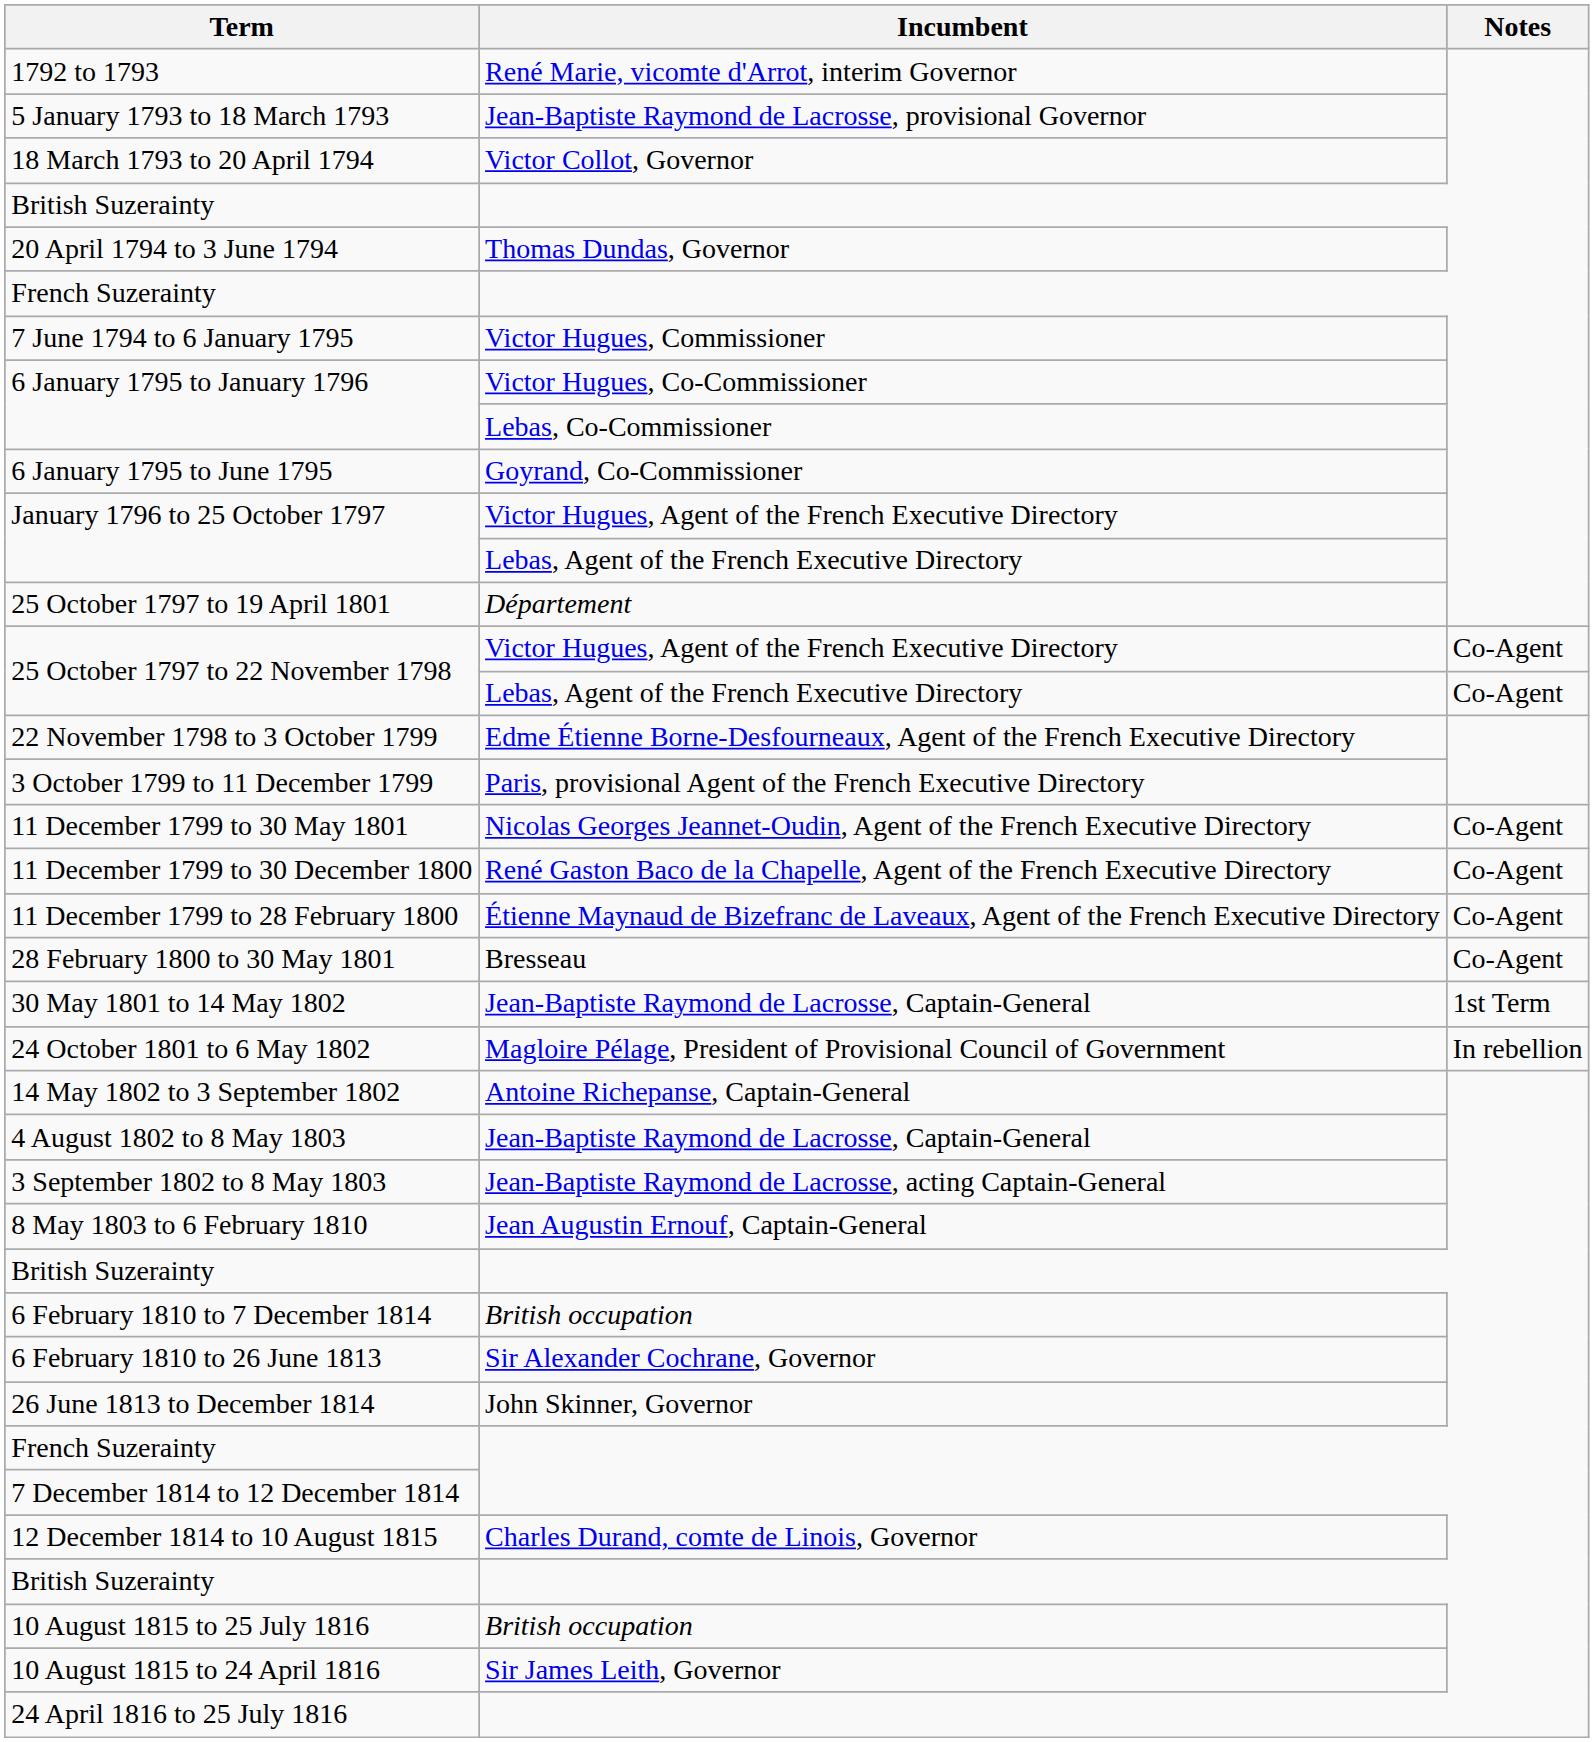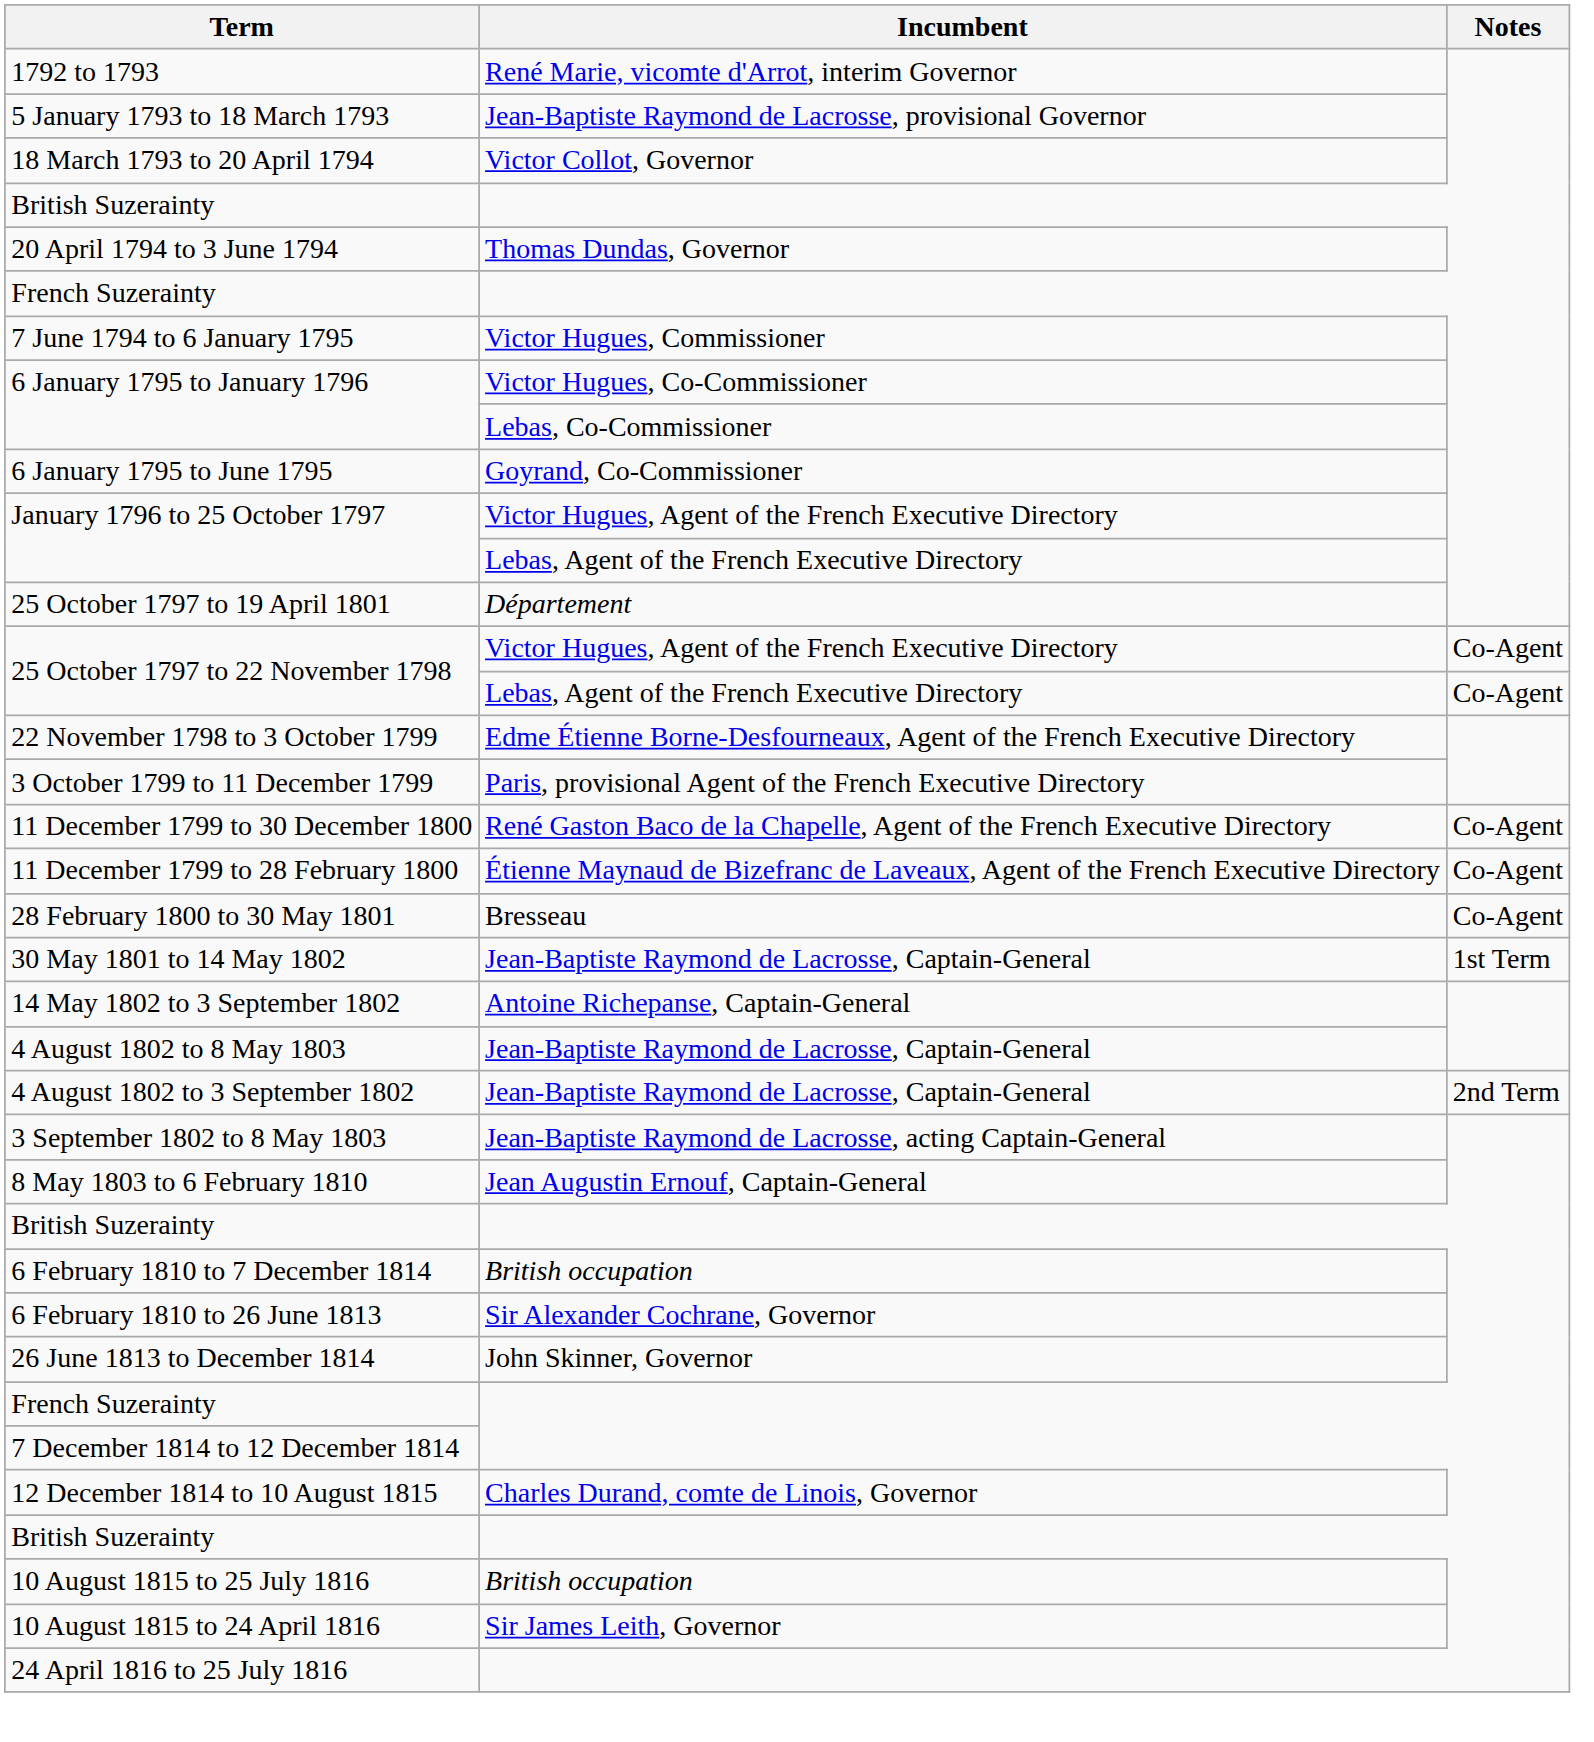- row: (210, 826)
- row: (191, 1048)
+ row: (213, 1092)
